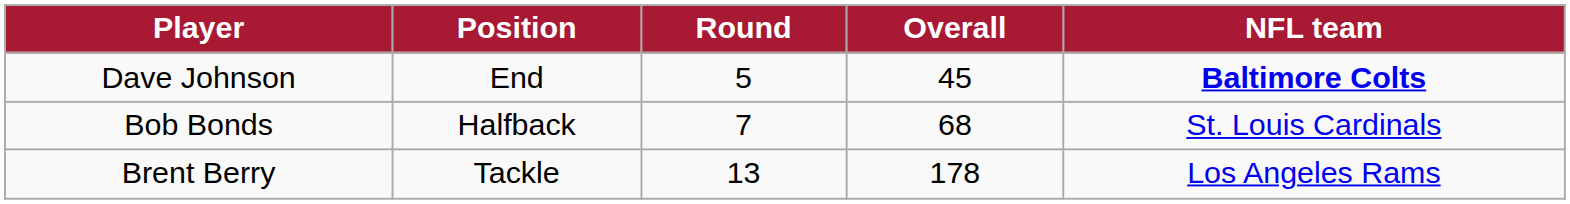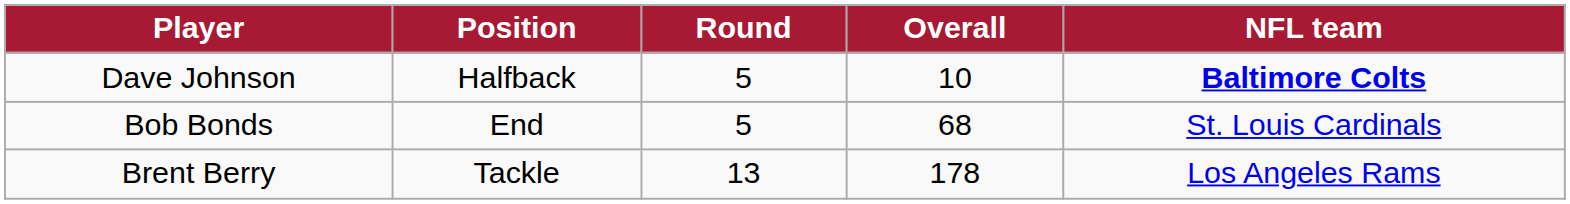(517, 76) End -> (517, 76) Halfback
(955, 76) 45 -> (955, 76) 10
(517, 125) Halfback -> (517, 125) End
(744, 125) 7 -> (744, 125) 5
